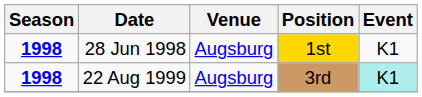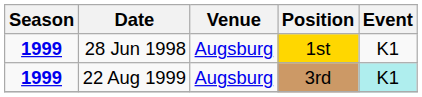(42, 48) 1998 -> (42, 48) 1999
(42, 78) 1998 -> (42, 78) 1999
